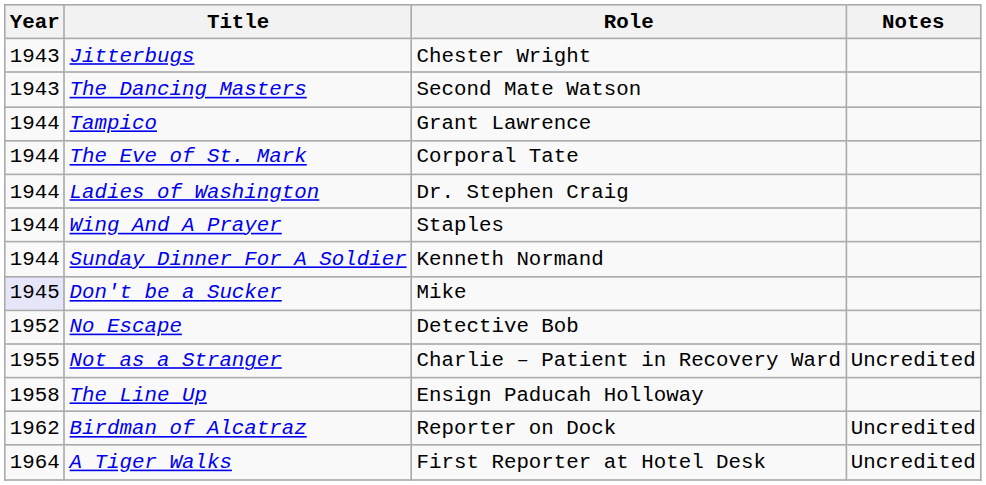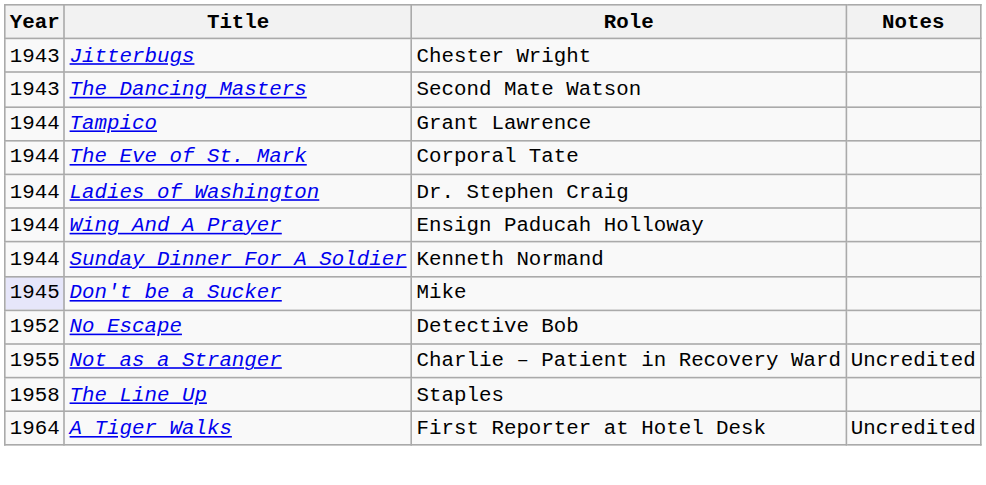(460, 225) Staples -> (560, 225) Ensign Paducah Holloway
(560, 395) Ensign Paducah Holloway -> (460, 395) Staples
- row: (188, 429)
